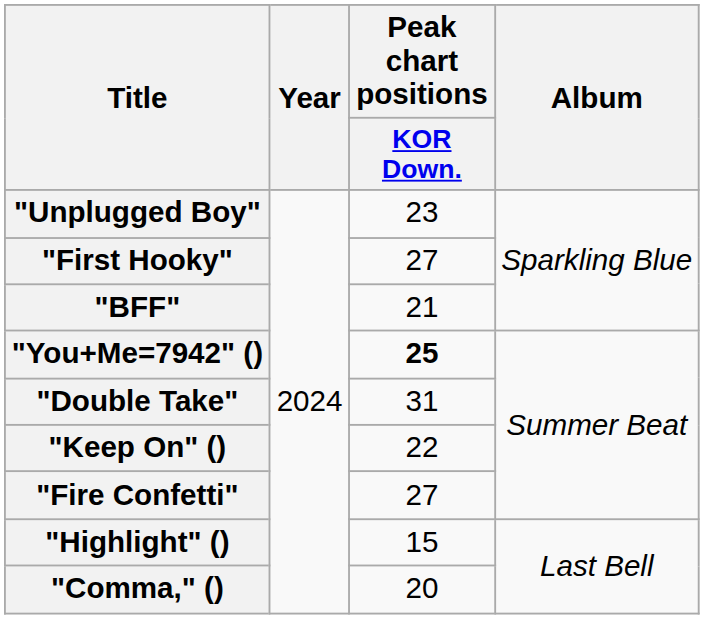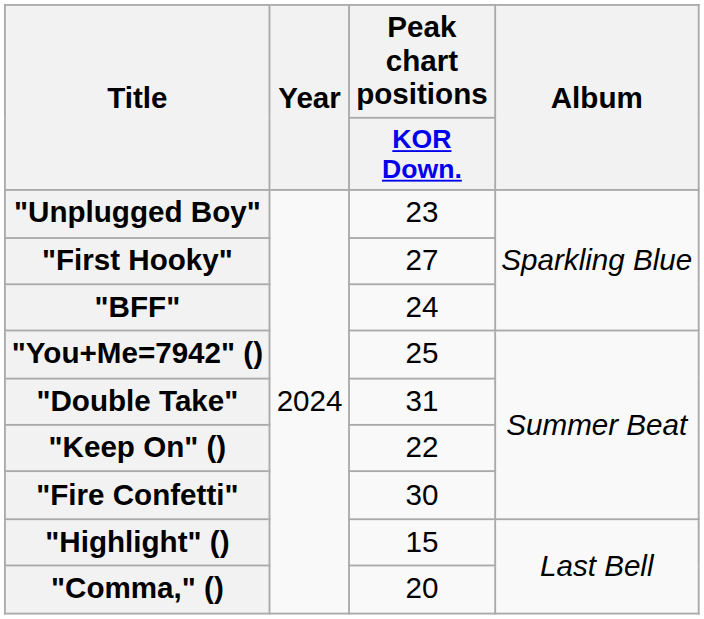(422, 307) 21 -> (422, 307) 24
(422, 354) bold -> (422, 354) normal
(422, 494) 27 -> (422, 494) 30
